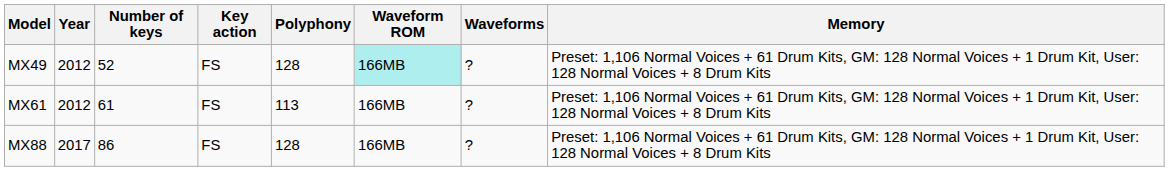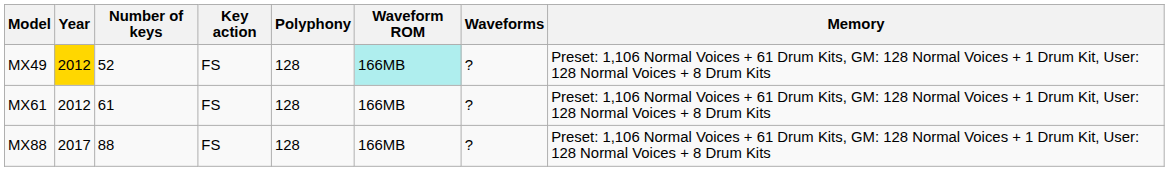(74, 65) no background -> (74, 65) gold background
(287, 105) 113 -> (287, 105) 128
(106, 145) 86 -> (106, 145) 88
